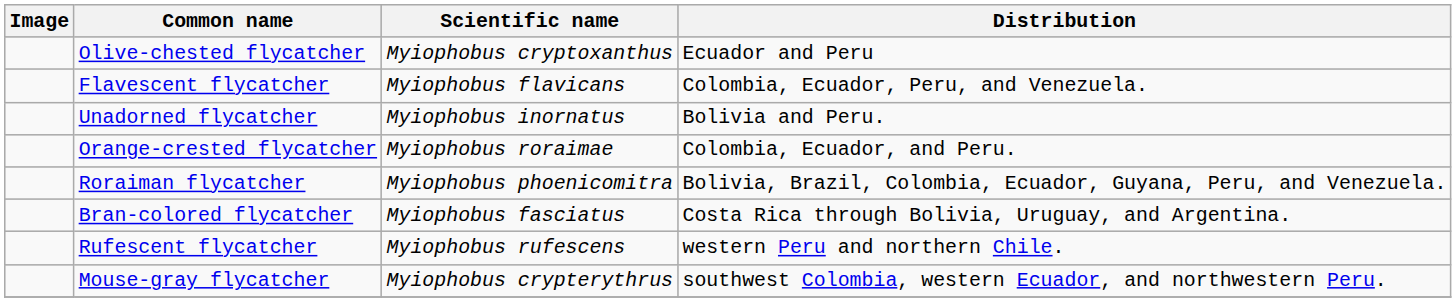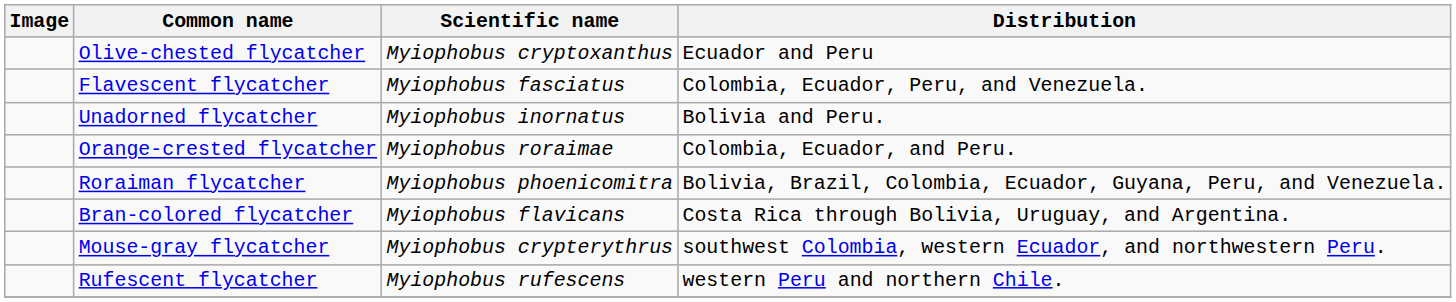(506, 86) Myiophobus flavicans -> (506, 86) Myiophobus fasciatus
(506, 215) Myiophobus fasciatus -> (506, 215) Myiophobus flavicans
rows swapped: (204, 280) <-> (198, 248)
